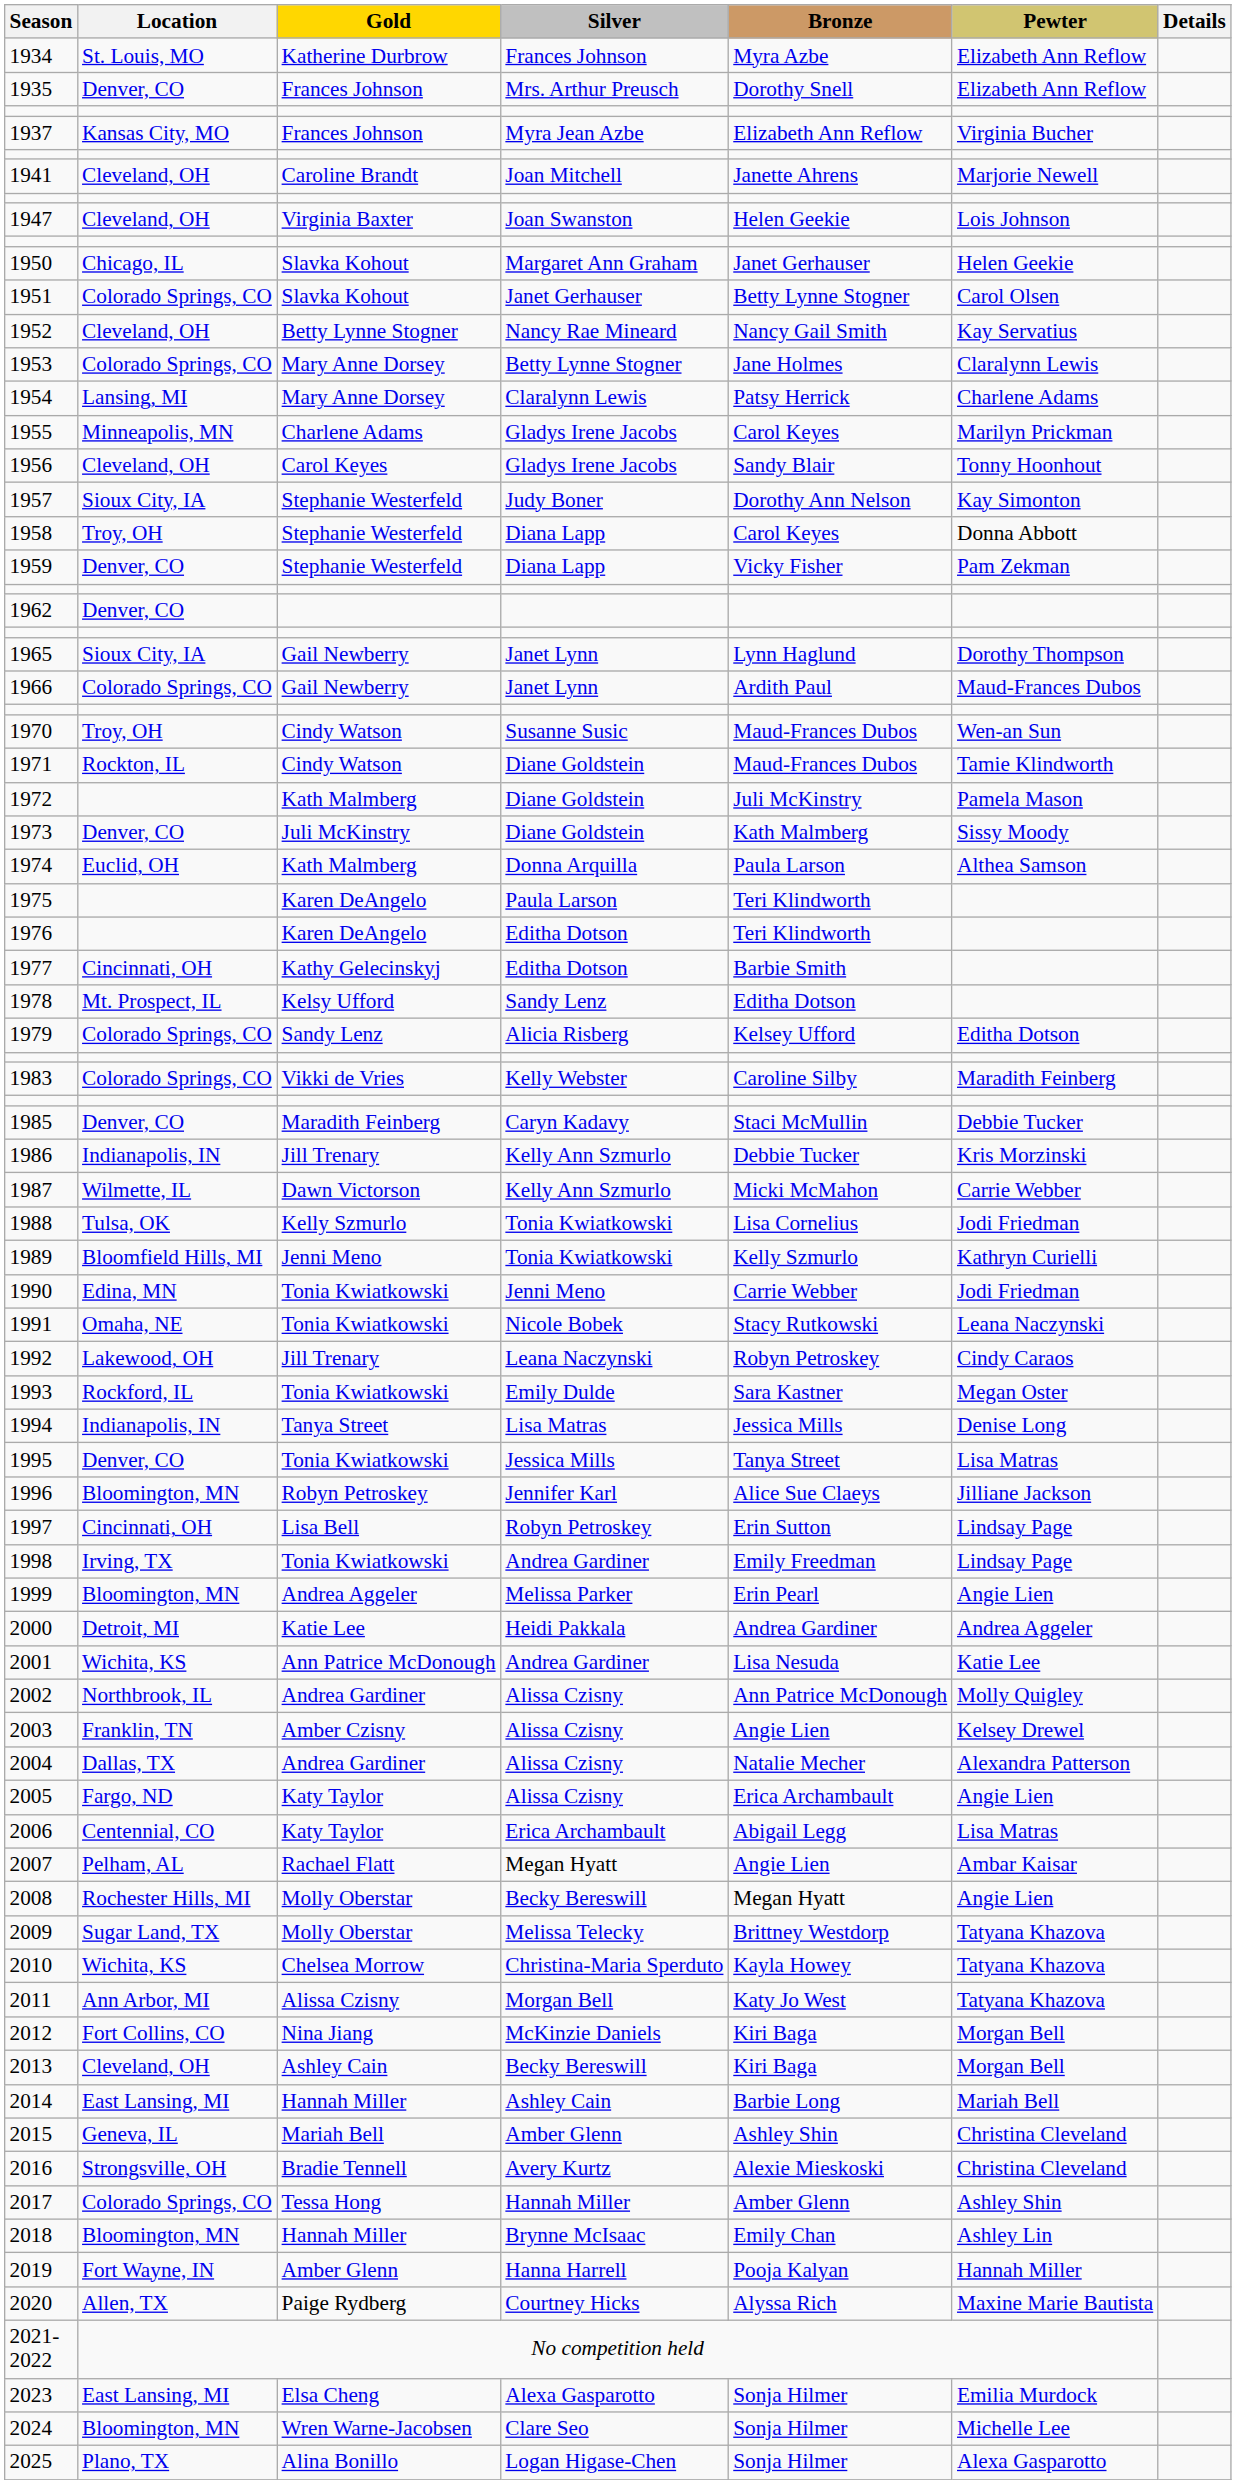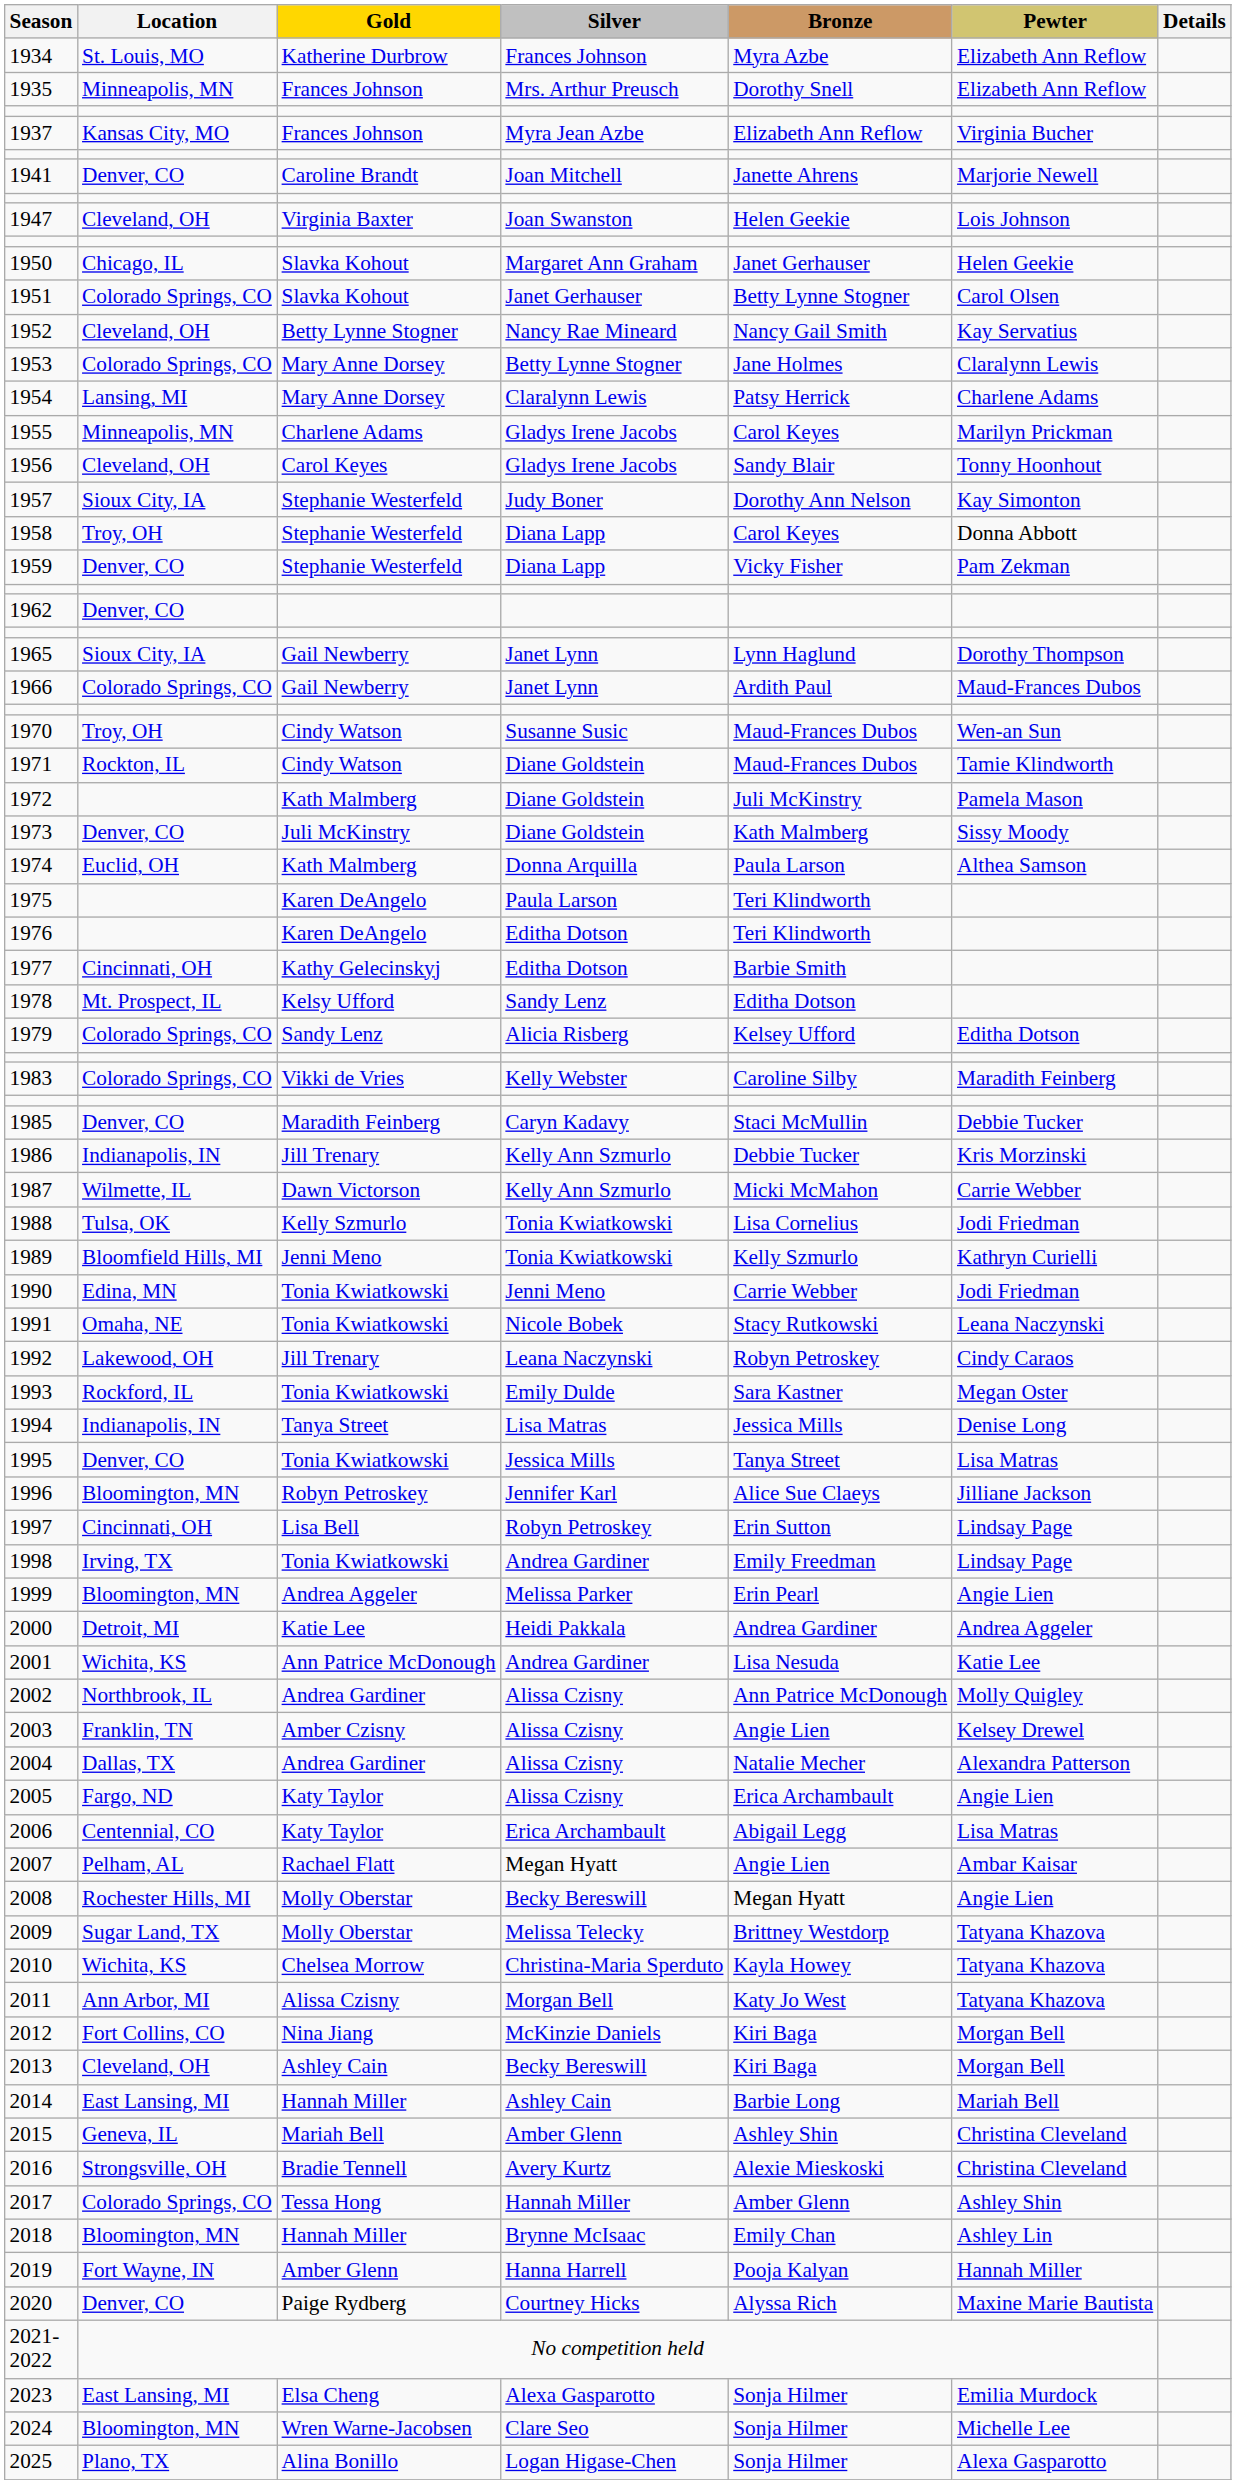(133, 88) Denver, CO -> (158, 88) Minneapolis, MN
(146, 175) Cleveland, OH -> (133, 175) Denver, CO
(125, 2303) Allen, TX -> (133, 2303) Denver, CO
